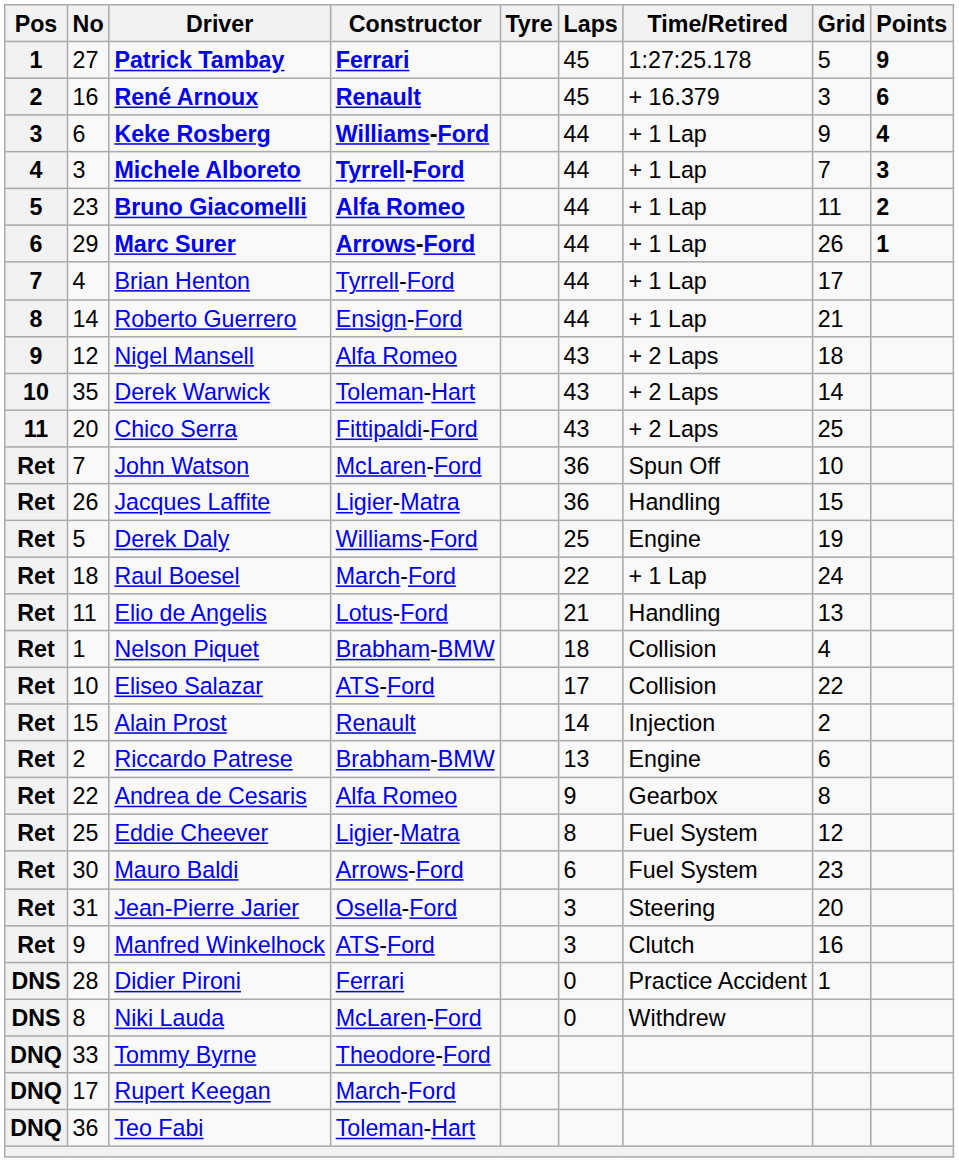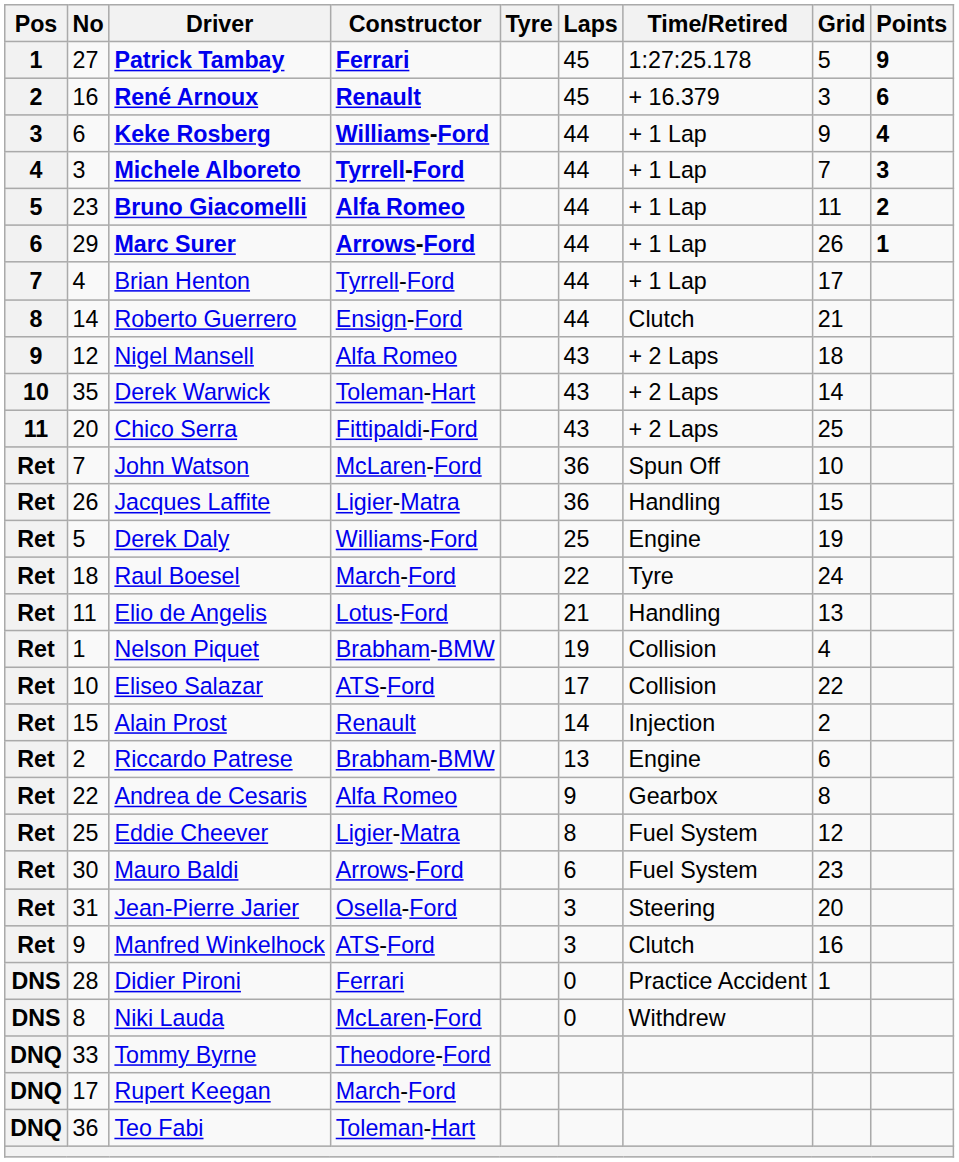(668, 318) + 1 Lap -> (662, 318) Clutch
(668, 576) + 1 Lap -> (651, 576) Tyre
(576, 649) 18 -> (576, 649) 19
